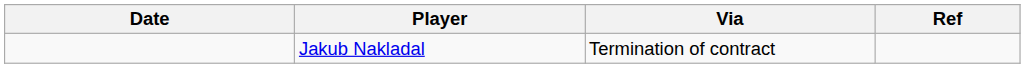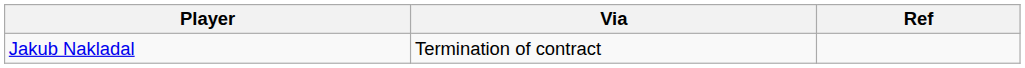- column: (150, 19)
